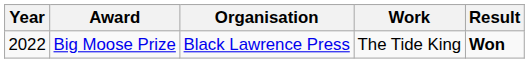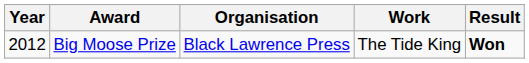(27, 44) 2022 -> (27, 44) 2012
